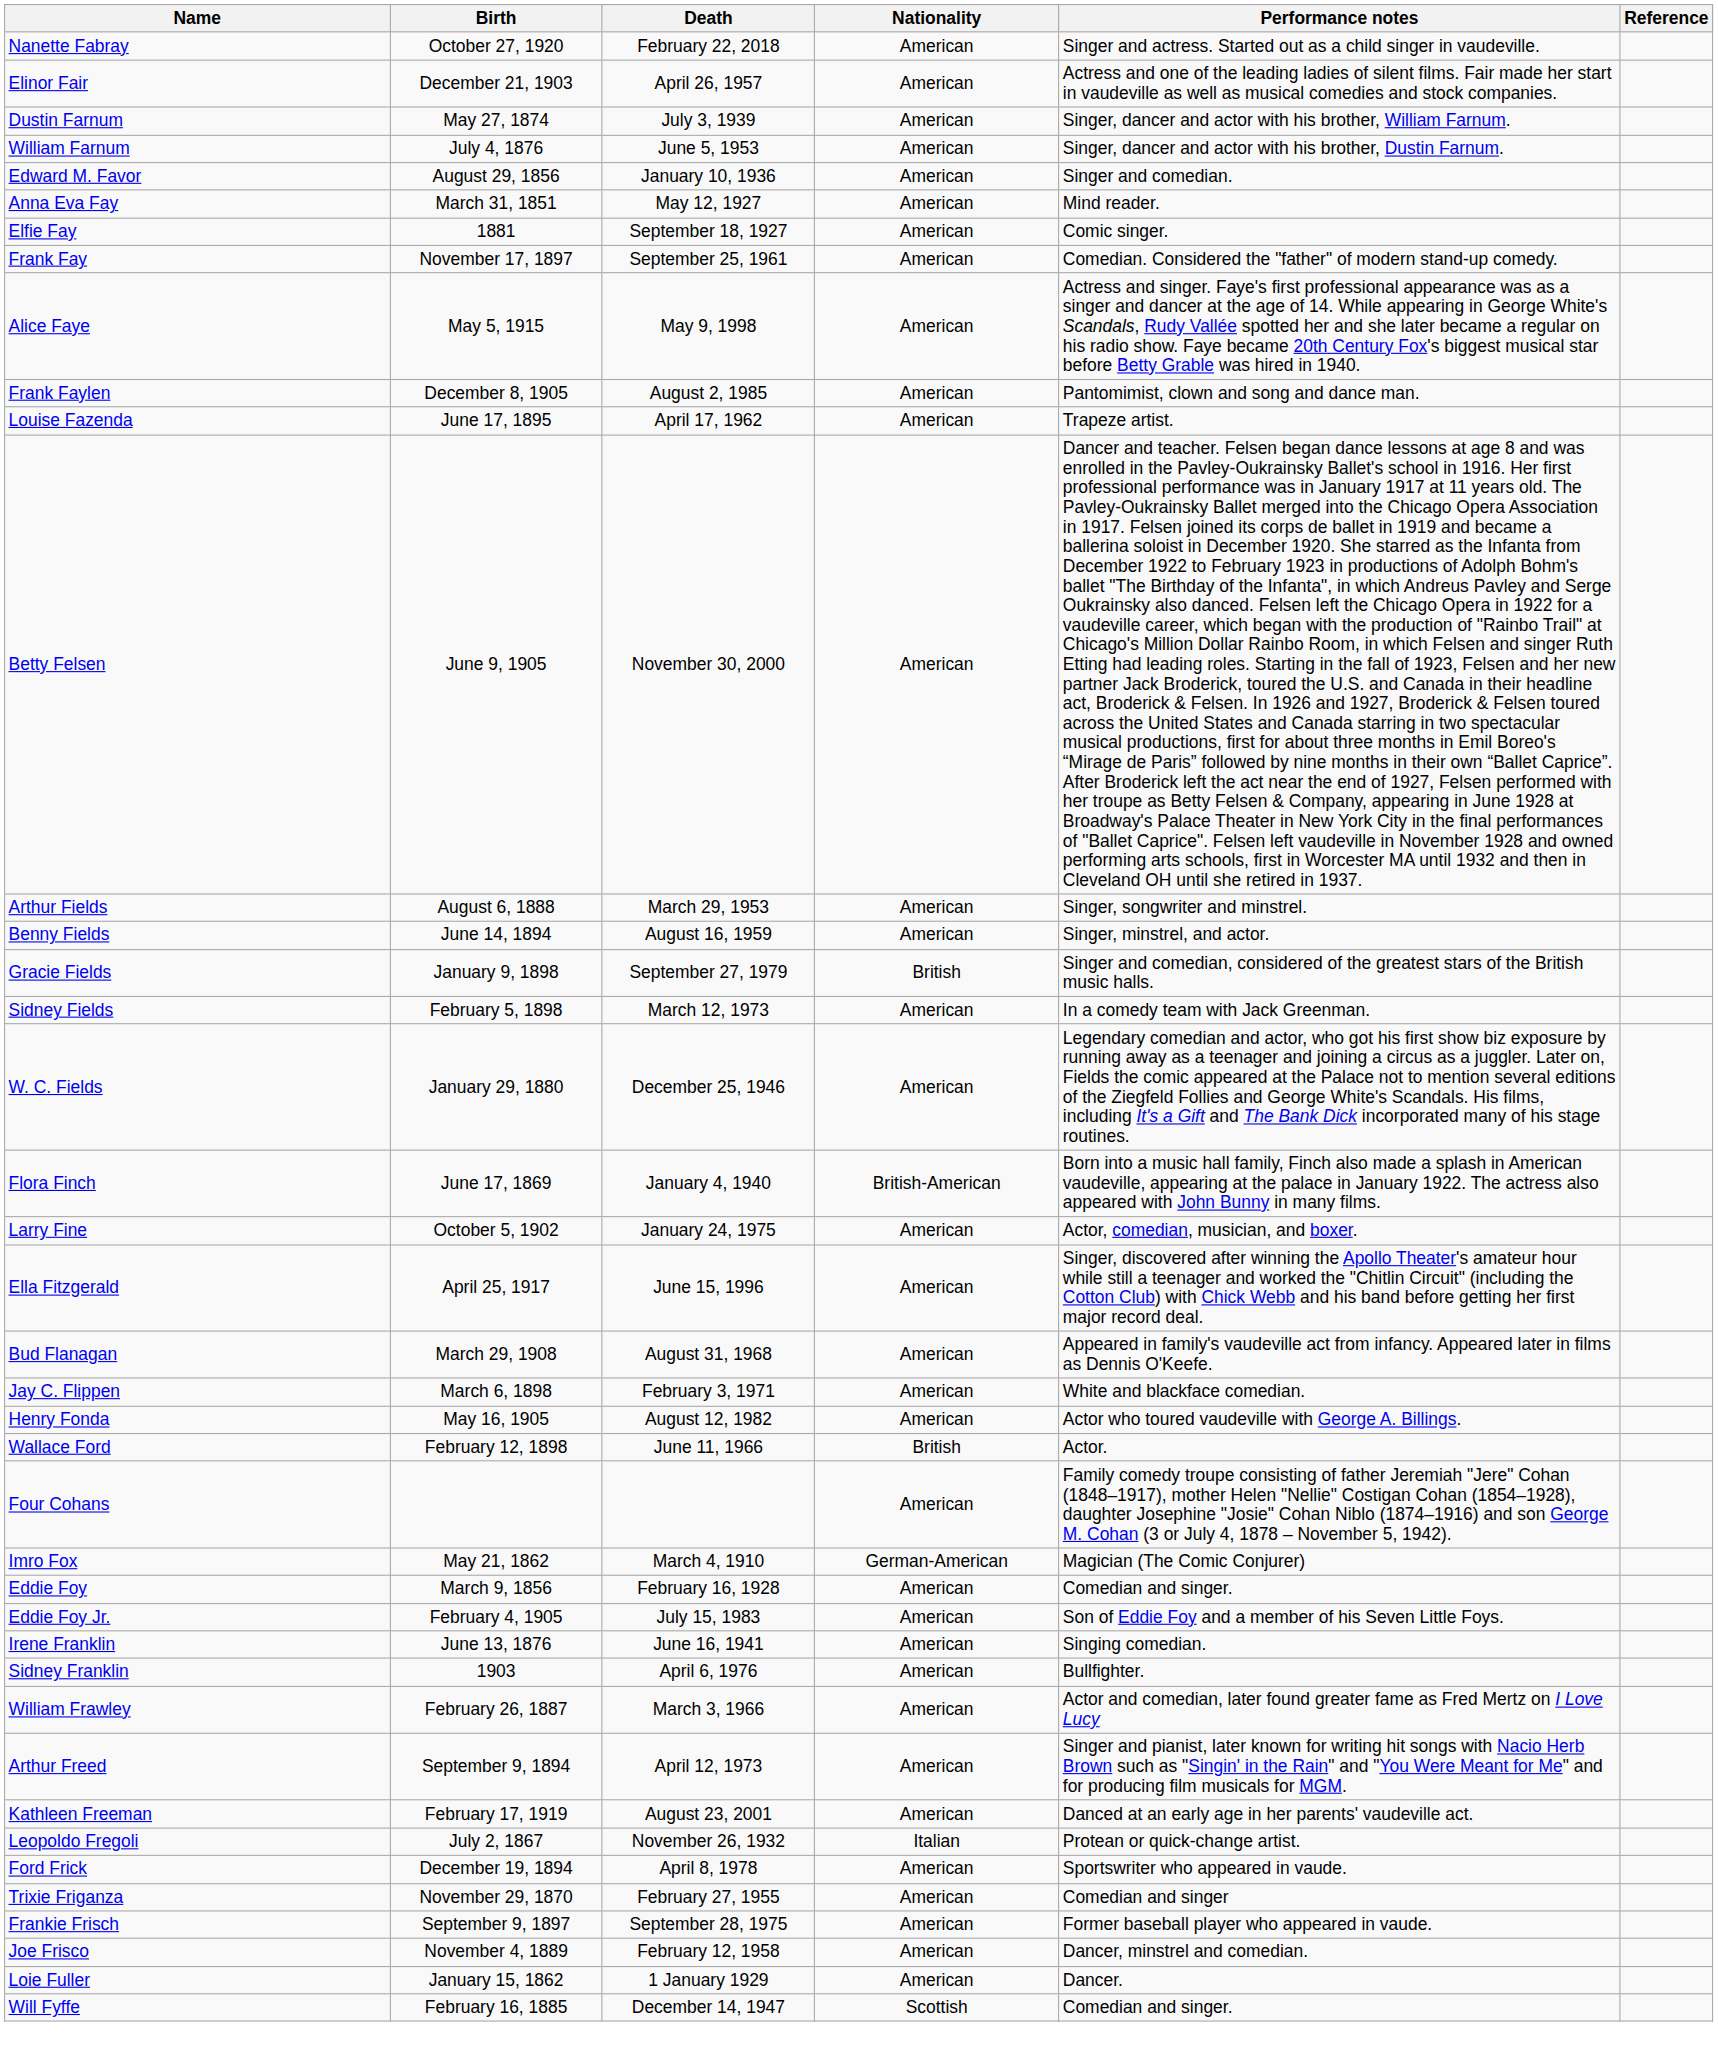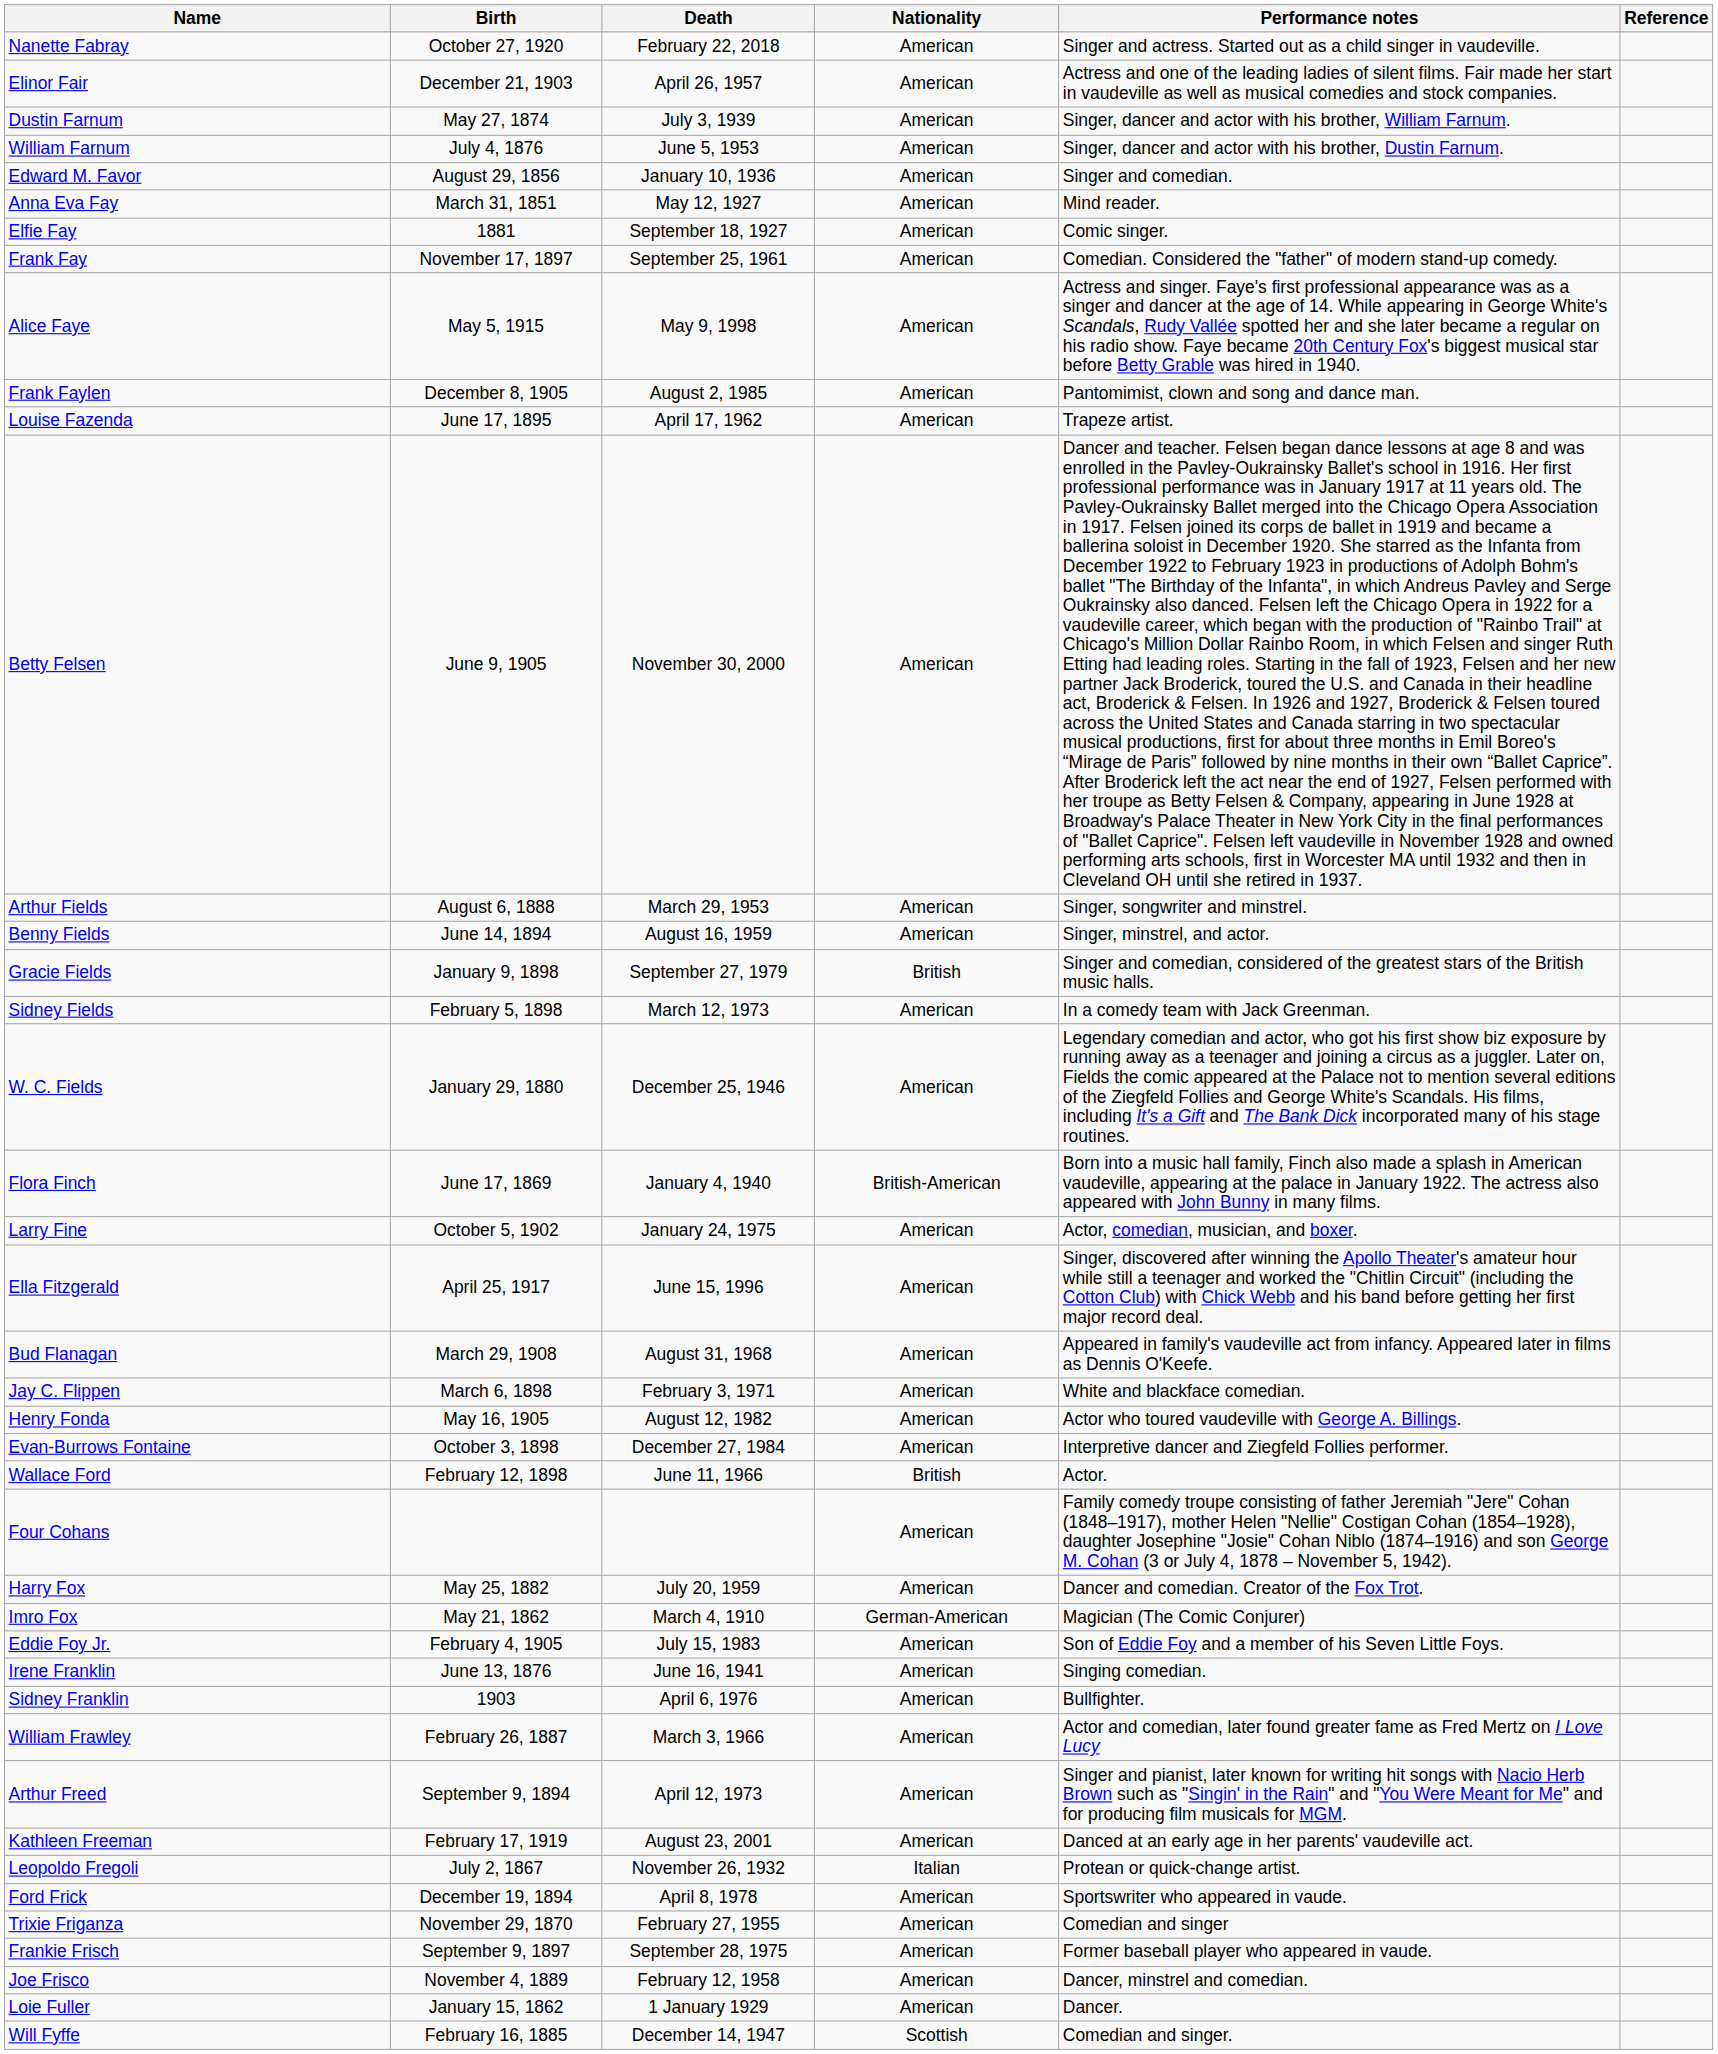+ row: (100, 1447)
+ row: (47, 1589)
- row: (48, 1589)
